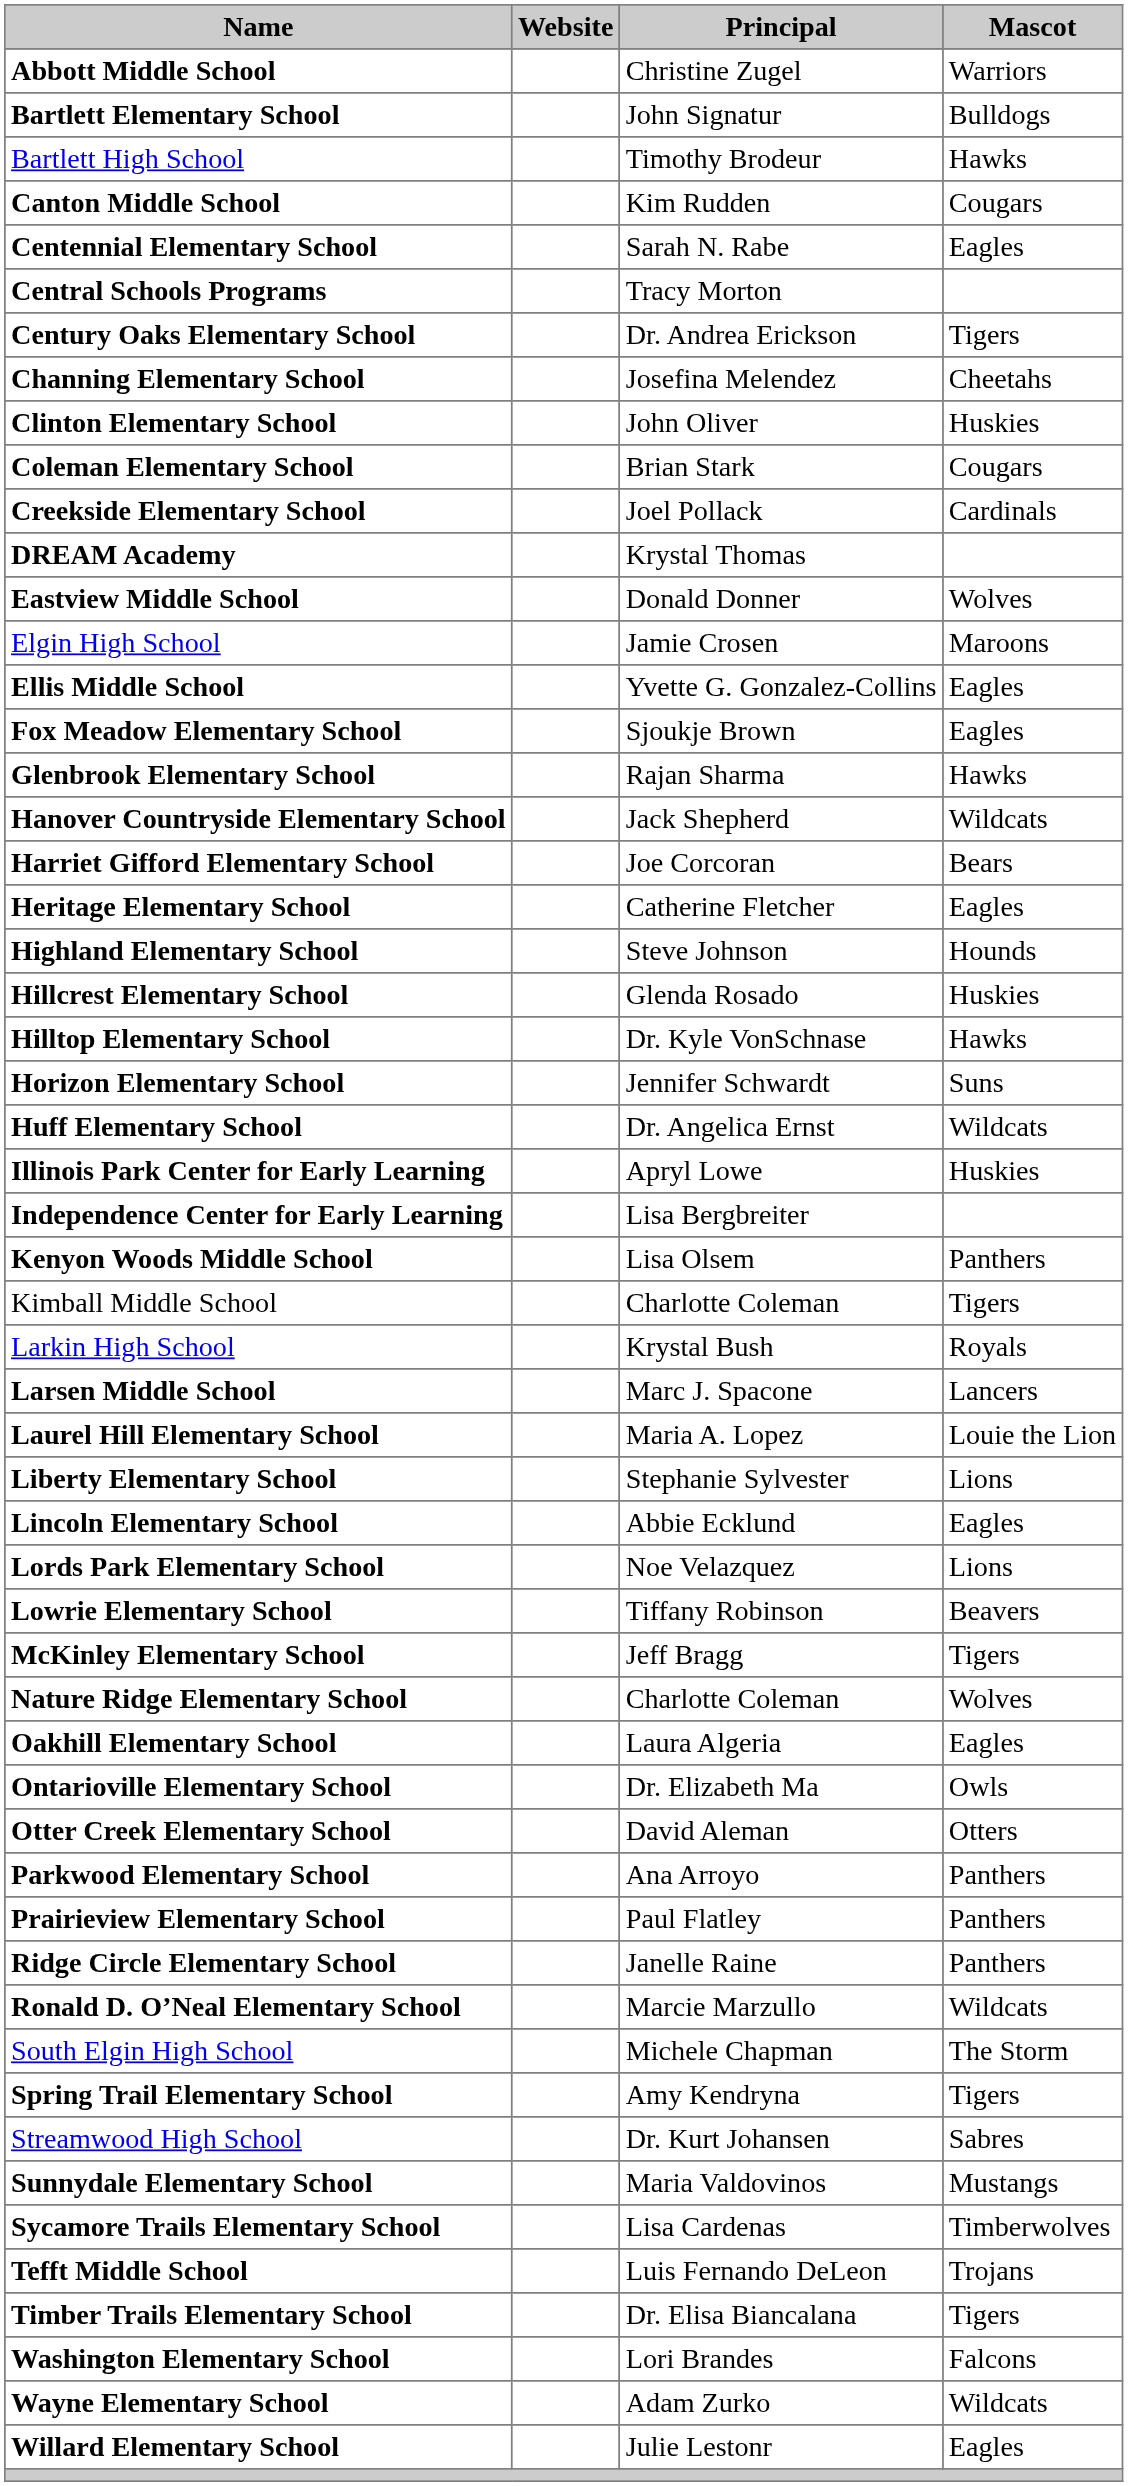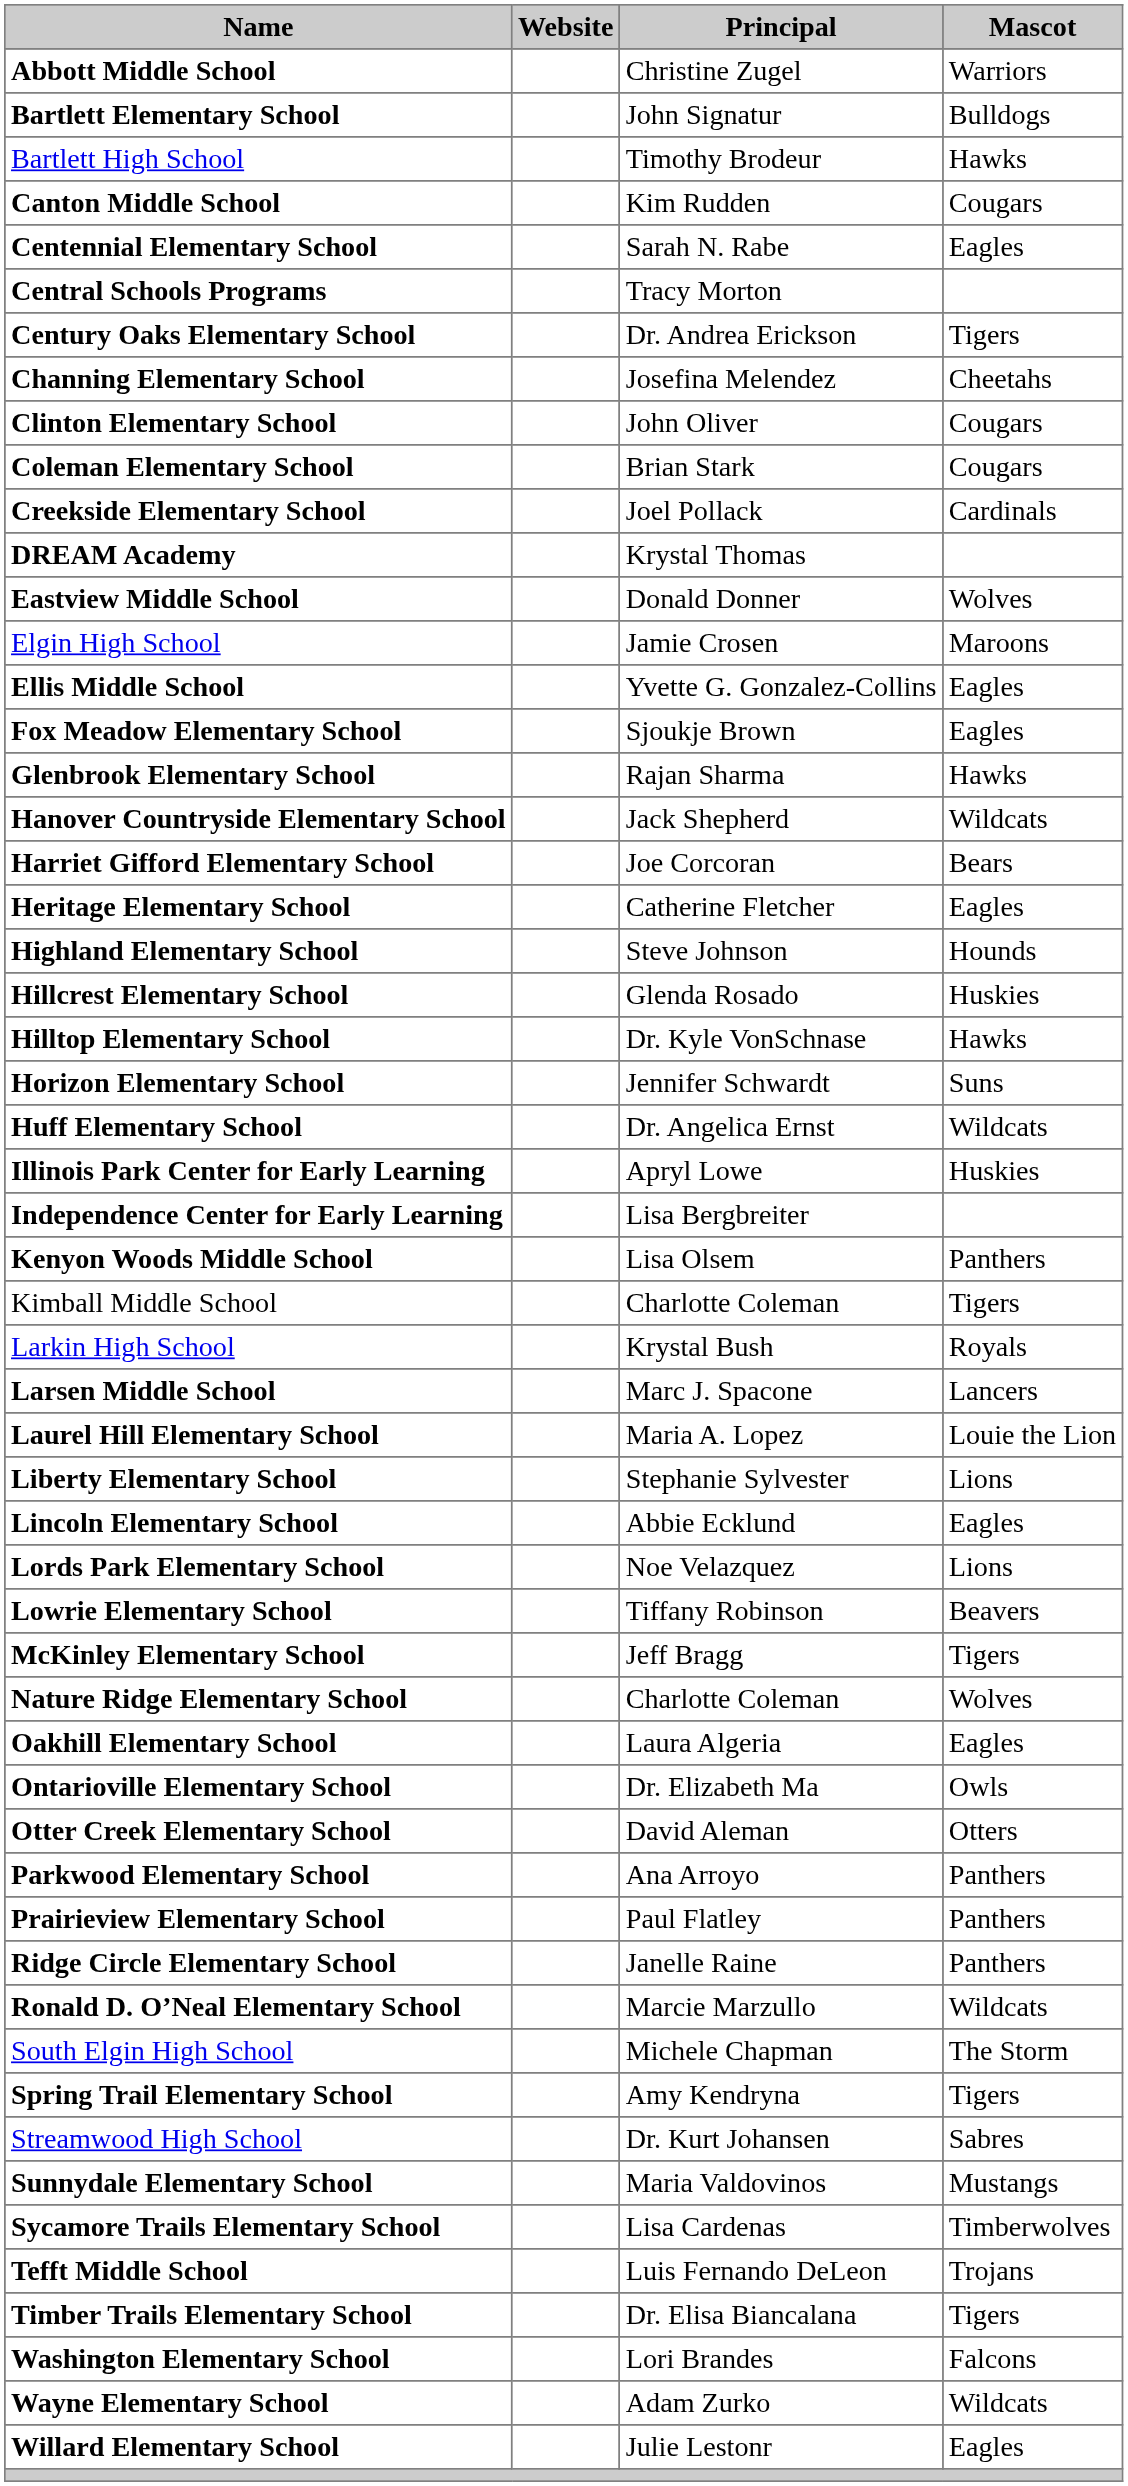(994, 422) Huskies -> (996, 422) Cougars
